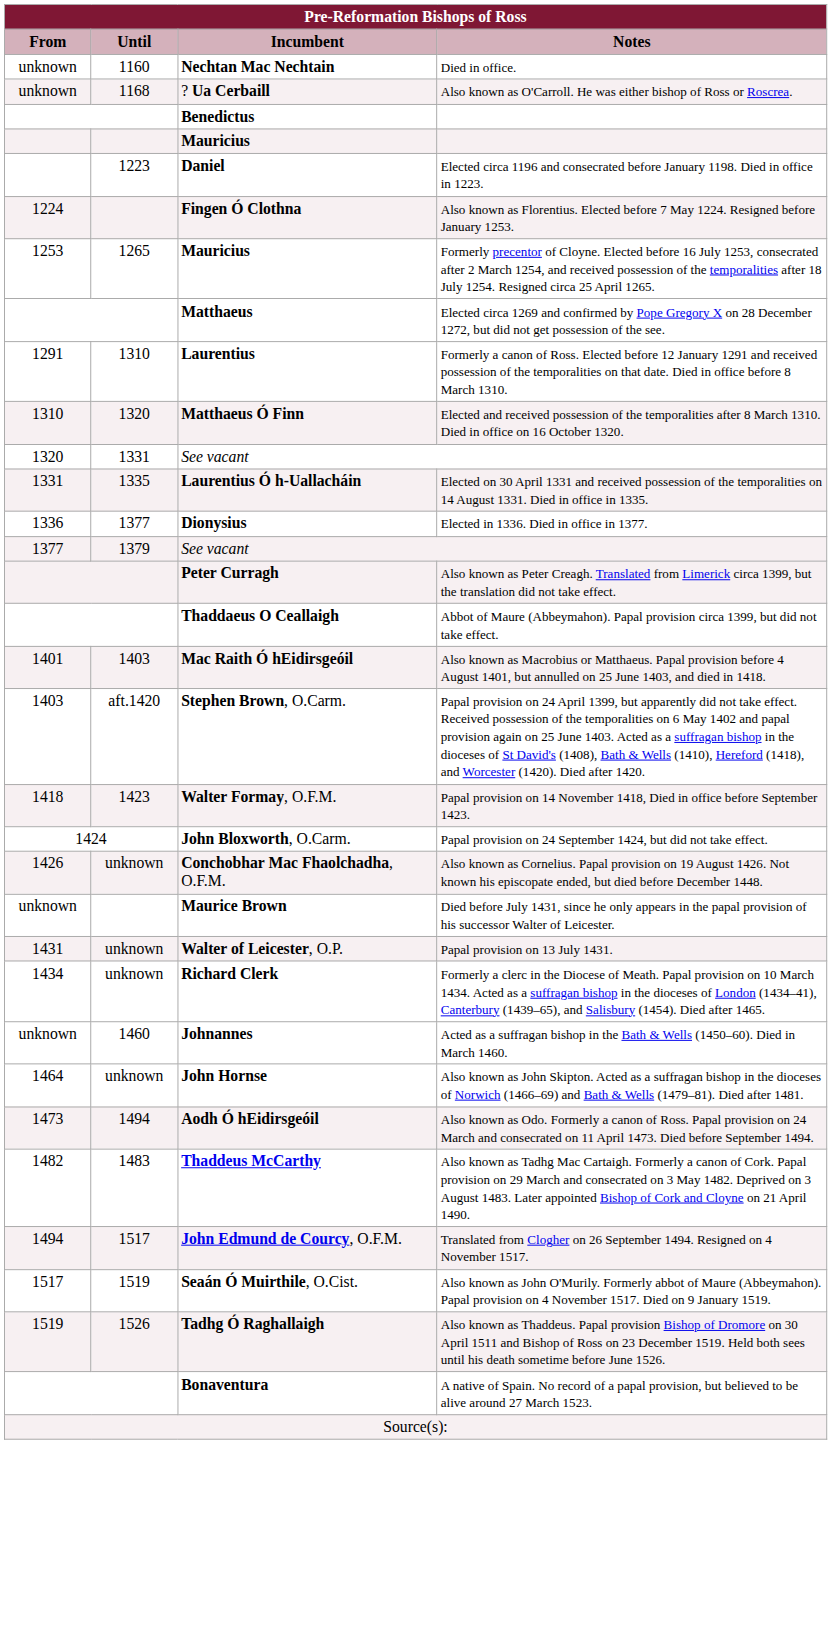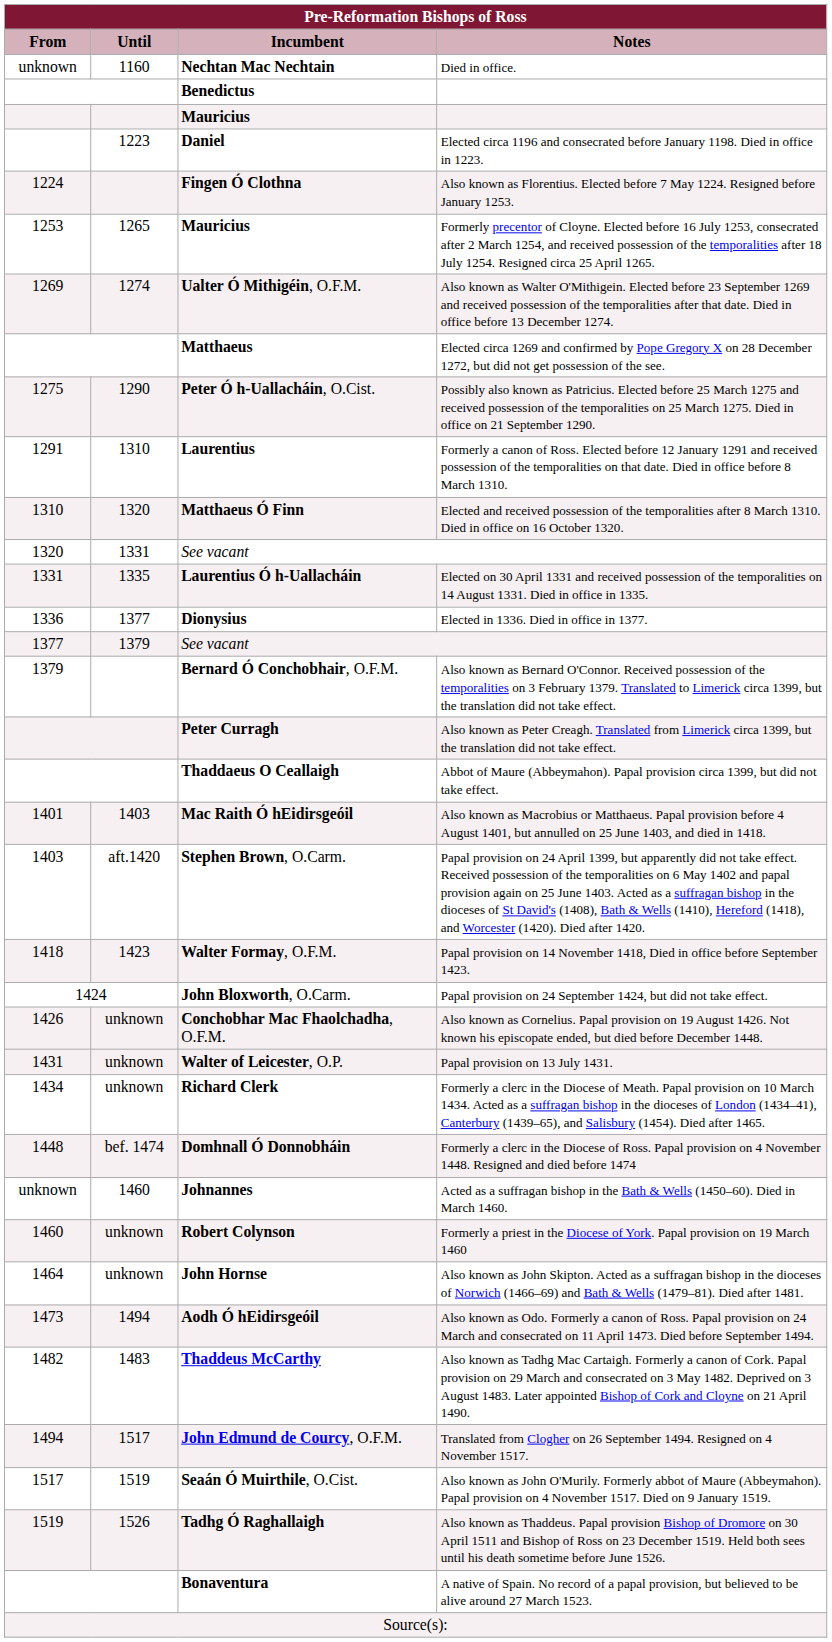- row: (48, 91)
+ row: (48, 286)
+ row: (48, 389)
+ row: (48, 669)
- row: (48, 906)
+ row: (48, 1146)
+ row: (48, 1232)
